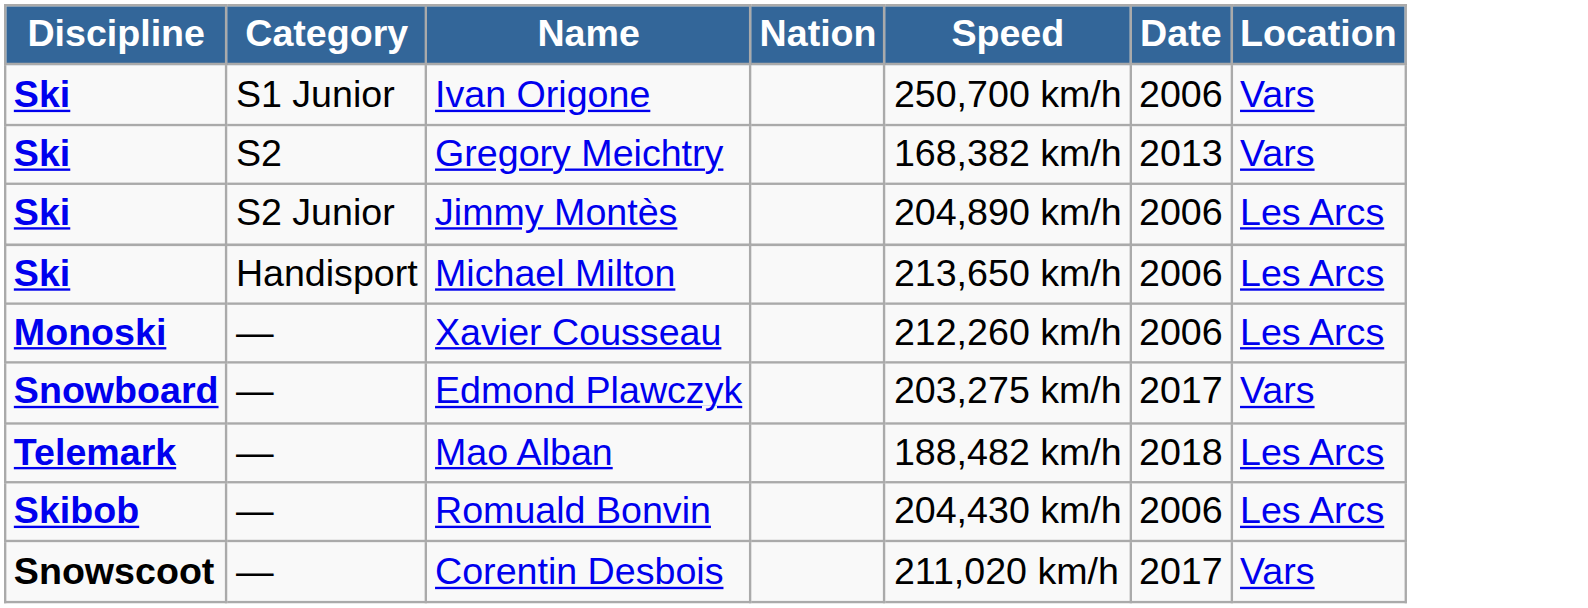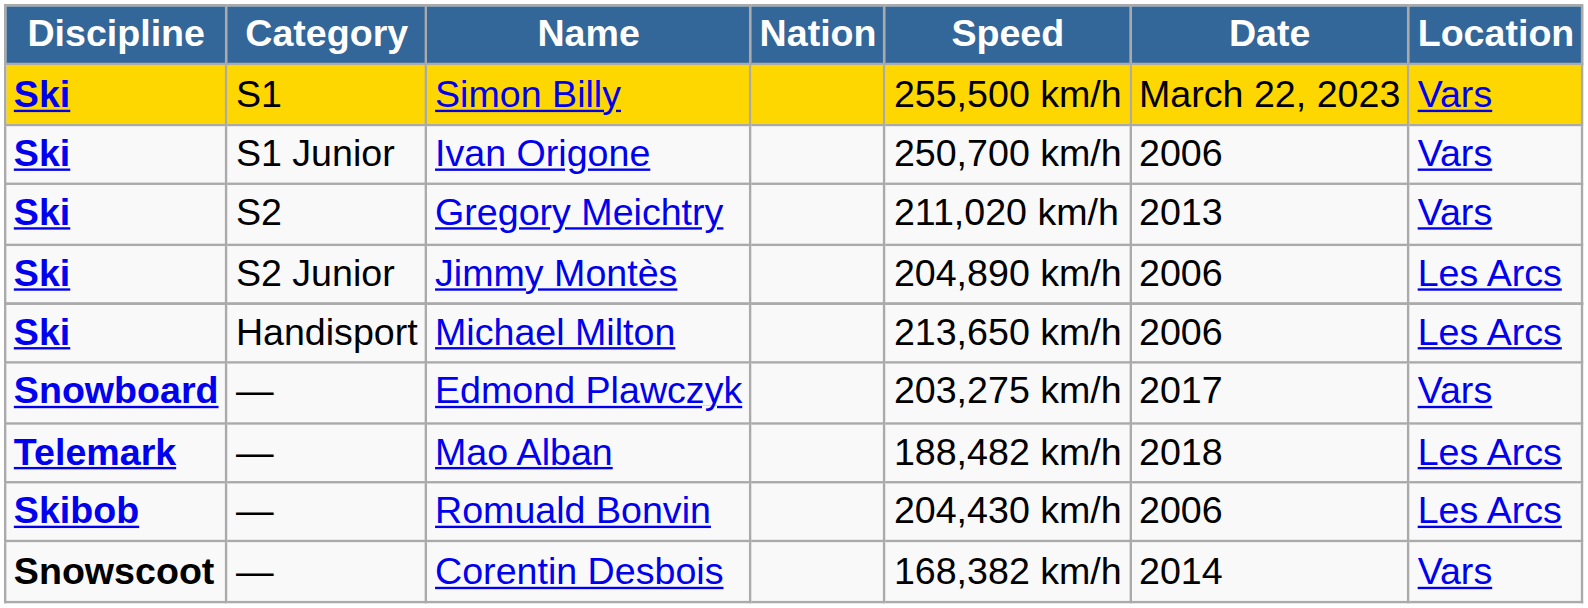+ row: (528, 93)
(1008, 153) 168,382 km/h -> (1006, 213) 211,020 km/h
- row: (578, 332)
(1006, 570) 211,020 km/h -> (1008, 570) 168,382 km/h
(1181, 570) 2017 -> (1181, 570) 2014
